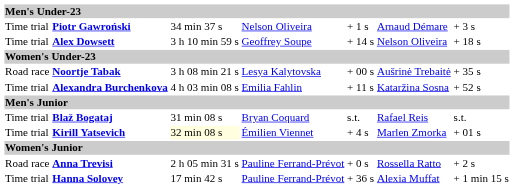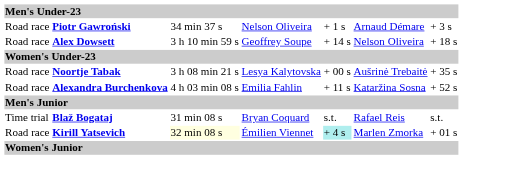(27, 26) Time trial -> (27, 26) Road race
(27, 41) Time trial -> (27, 41) Road race
(27, 87) Time trial -> (27, 87) Road race
(27, 132) Time trial -> (27, 132) Road race
(358, 132) no background -> (335, 132) paleturquoise background
- row: (82, 163)
- row: (88, 178)
